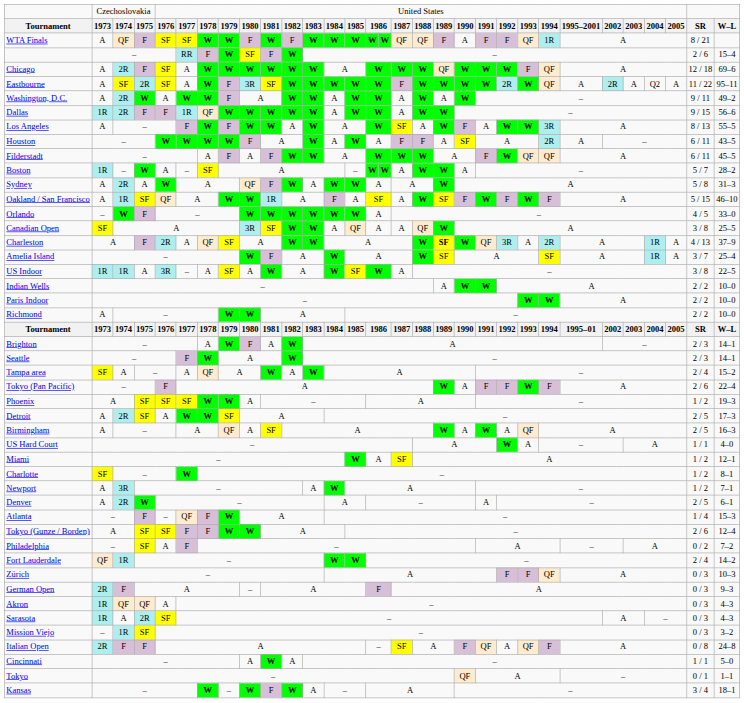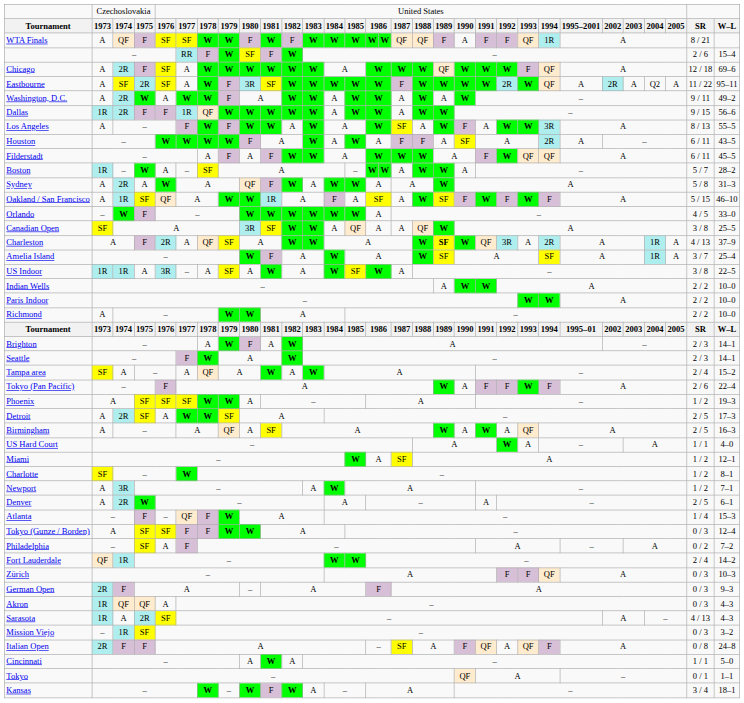(700, 531) 2 / 6 -> (700, 531) 0 / 3
(700, 618) 0 / 3 -> (700, 618) 4 / 13
